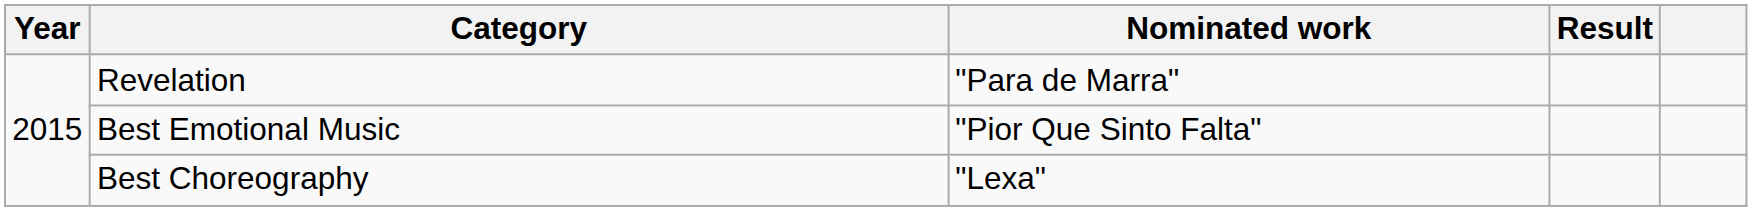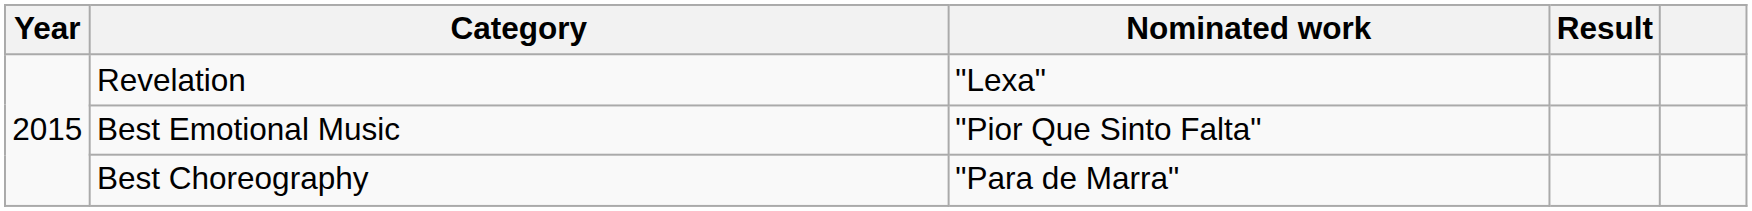(1067, 79) "Para de Marra" -> (1001, 79) "Lexa"
(1001, 179) "Lexa" -> (1067, 179) "Para de Marra"
